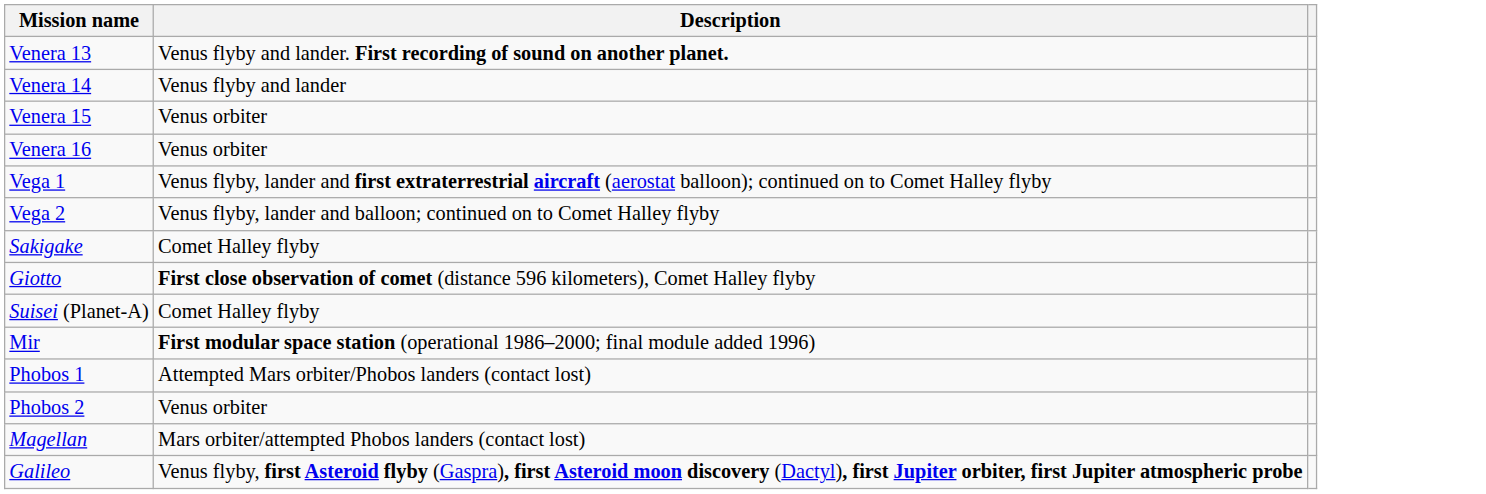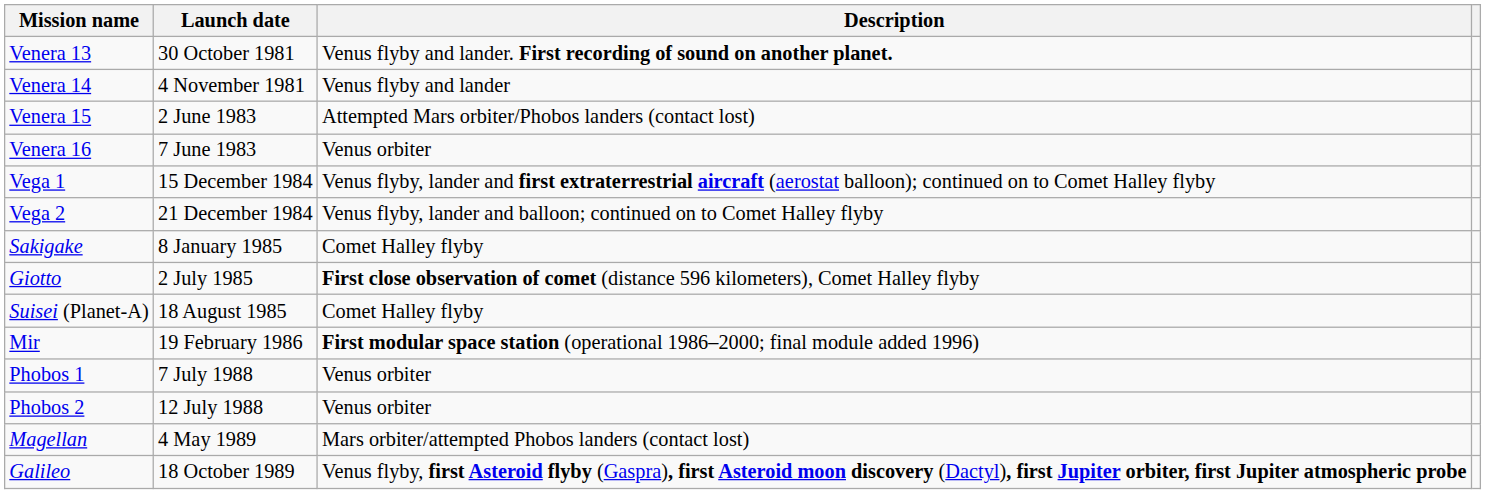+ column: (235, 20)
(213, 117) Venus orbiter -> (538, 117) Attempted Mars orbiter/Phobos landers (contact lost)
(374, 375) Attempted Mars orbiter/Phobos landers (contact lost) -> (376, 375) Venus orbiter
